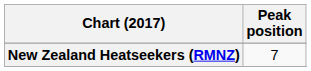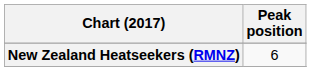(274, 54) 7 -> (274, 54) 6
